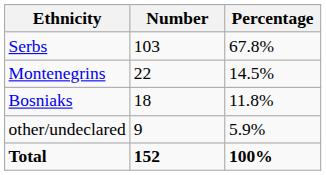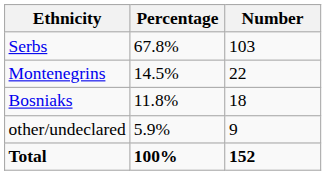columns swapped: (177, 18) <-> (273, 18)
